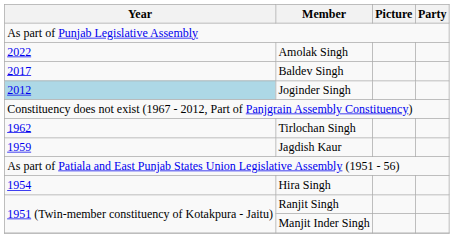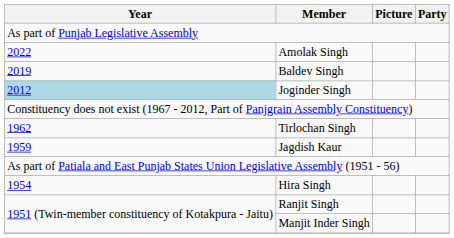(19, 71) 2017 -> (19, 71) 2019
